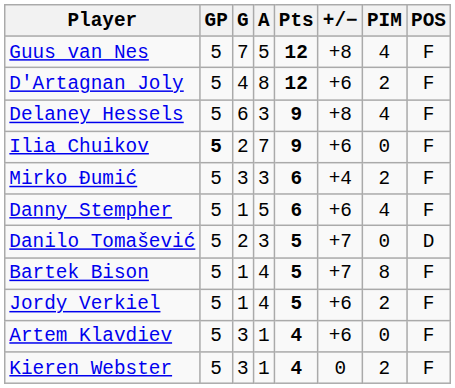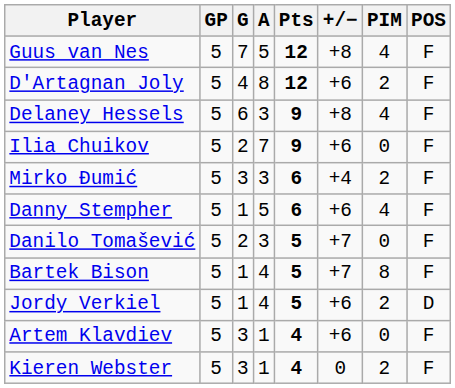(216, 147) bold -> (216, 147) normal
(428, 242) D -> (428, 242) F
(428, 305) F -> (428, 305) D
